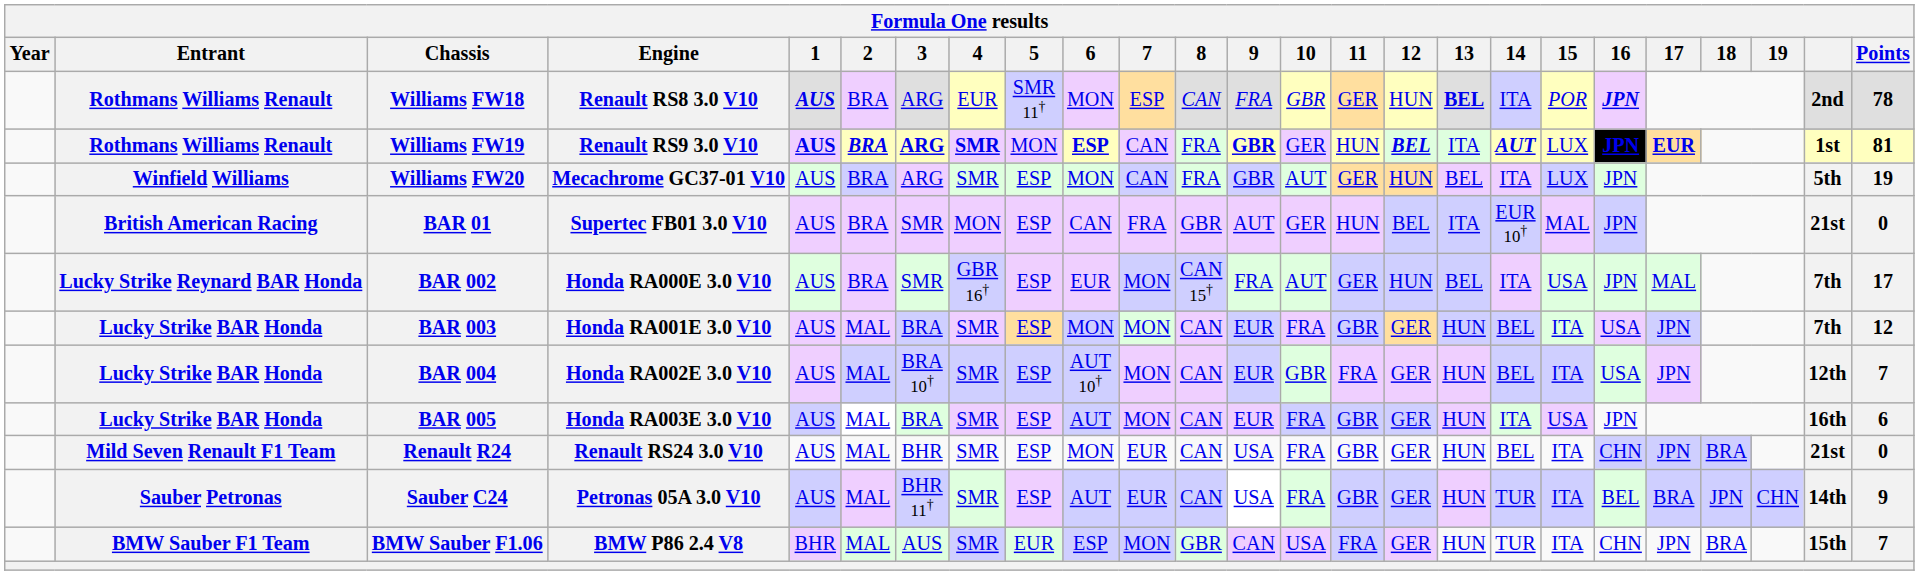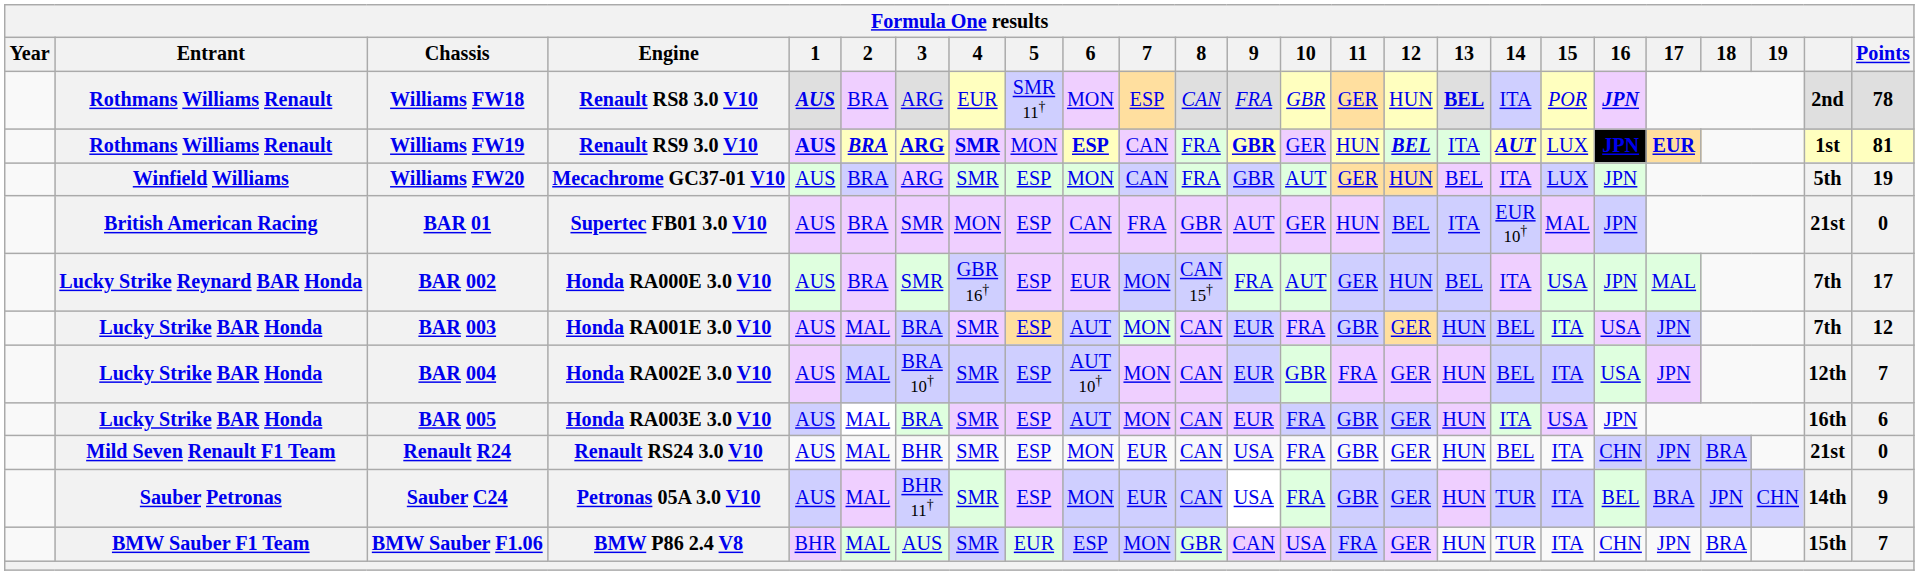(1090, 327) MON -> (1090, 327) AUT
(1090, 497) AUT -> (1090, 497) MON
